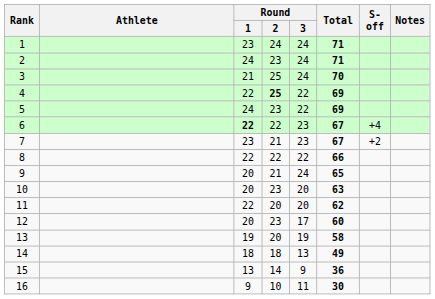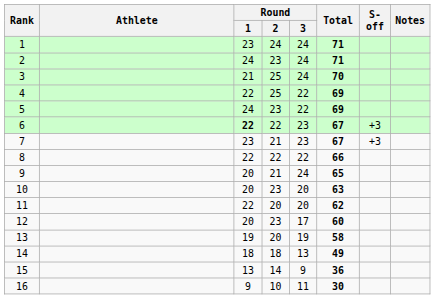(275, 93) bold -> (275, 93) normal
(375, 125) +4 -> (375, 125) +3
(375, 141) +2 -> (375, 141) +3
